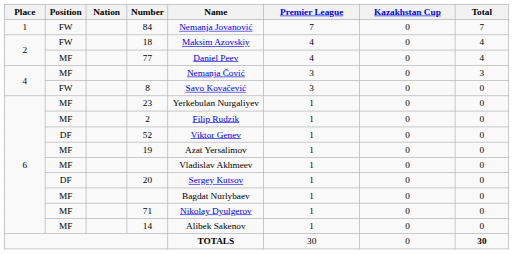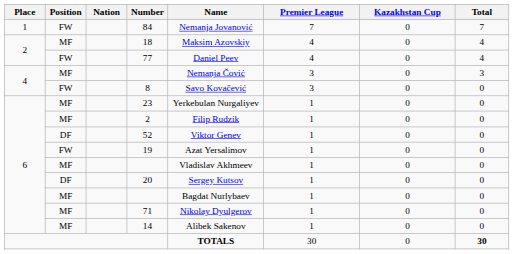(66, 42) FW -> (66, 42) MF
(66, 58) MF -> (66, 58) FW
(66, 149) MF -> (66, 149) FW
